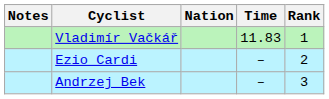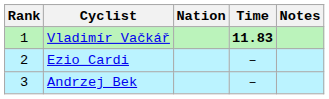columns swapped: (304, 16) <-> (28, 16)
(261, 38) normal -> (253, 38) bold
